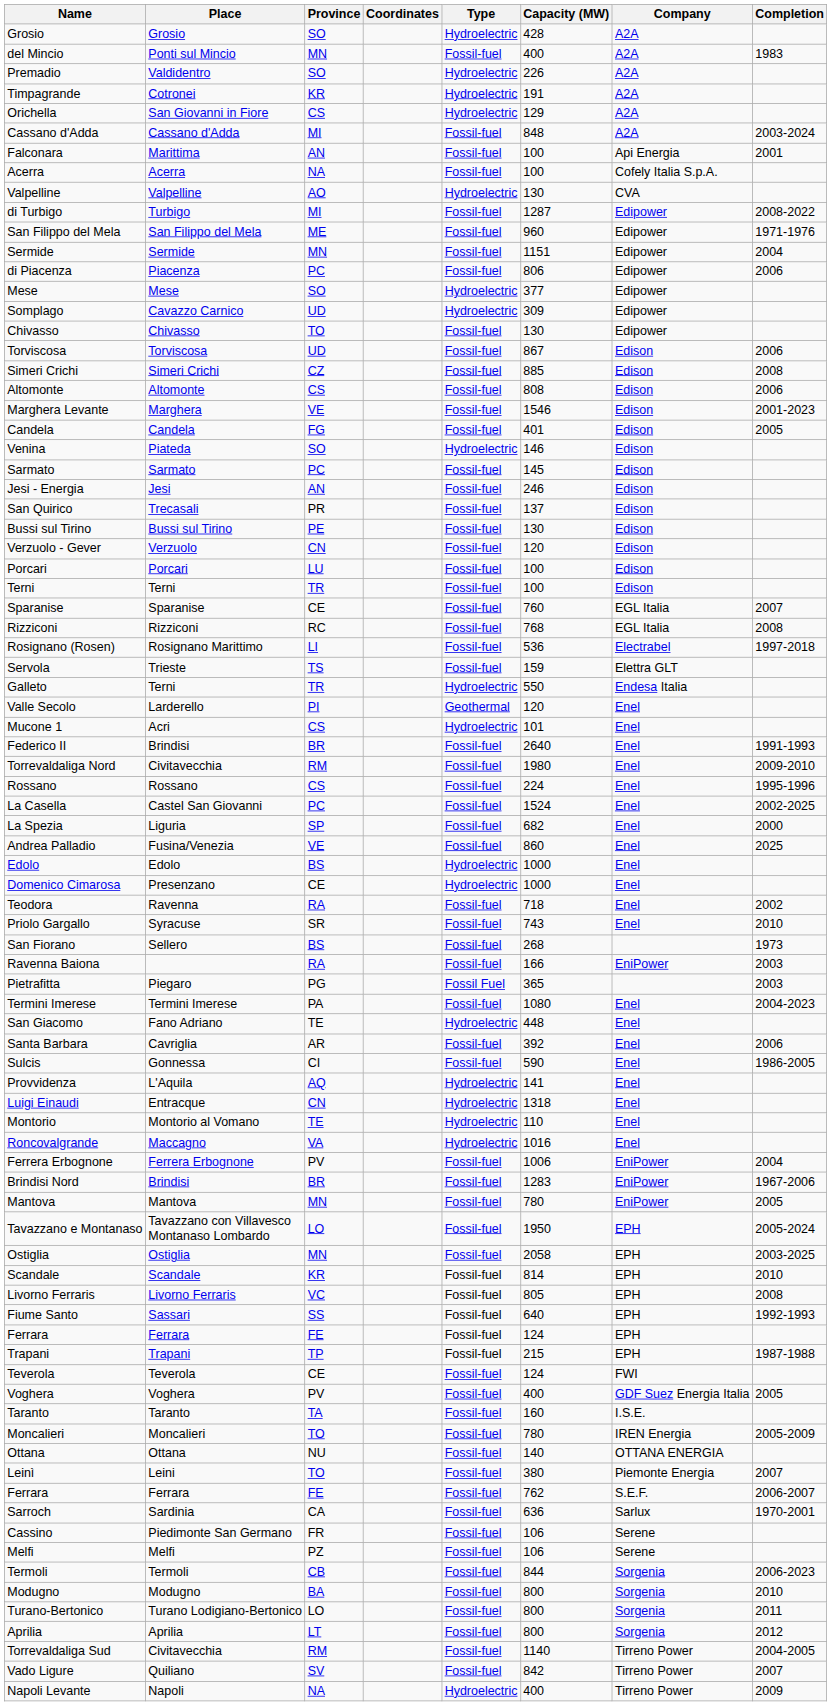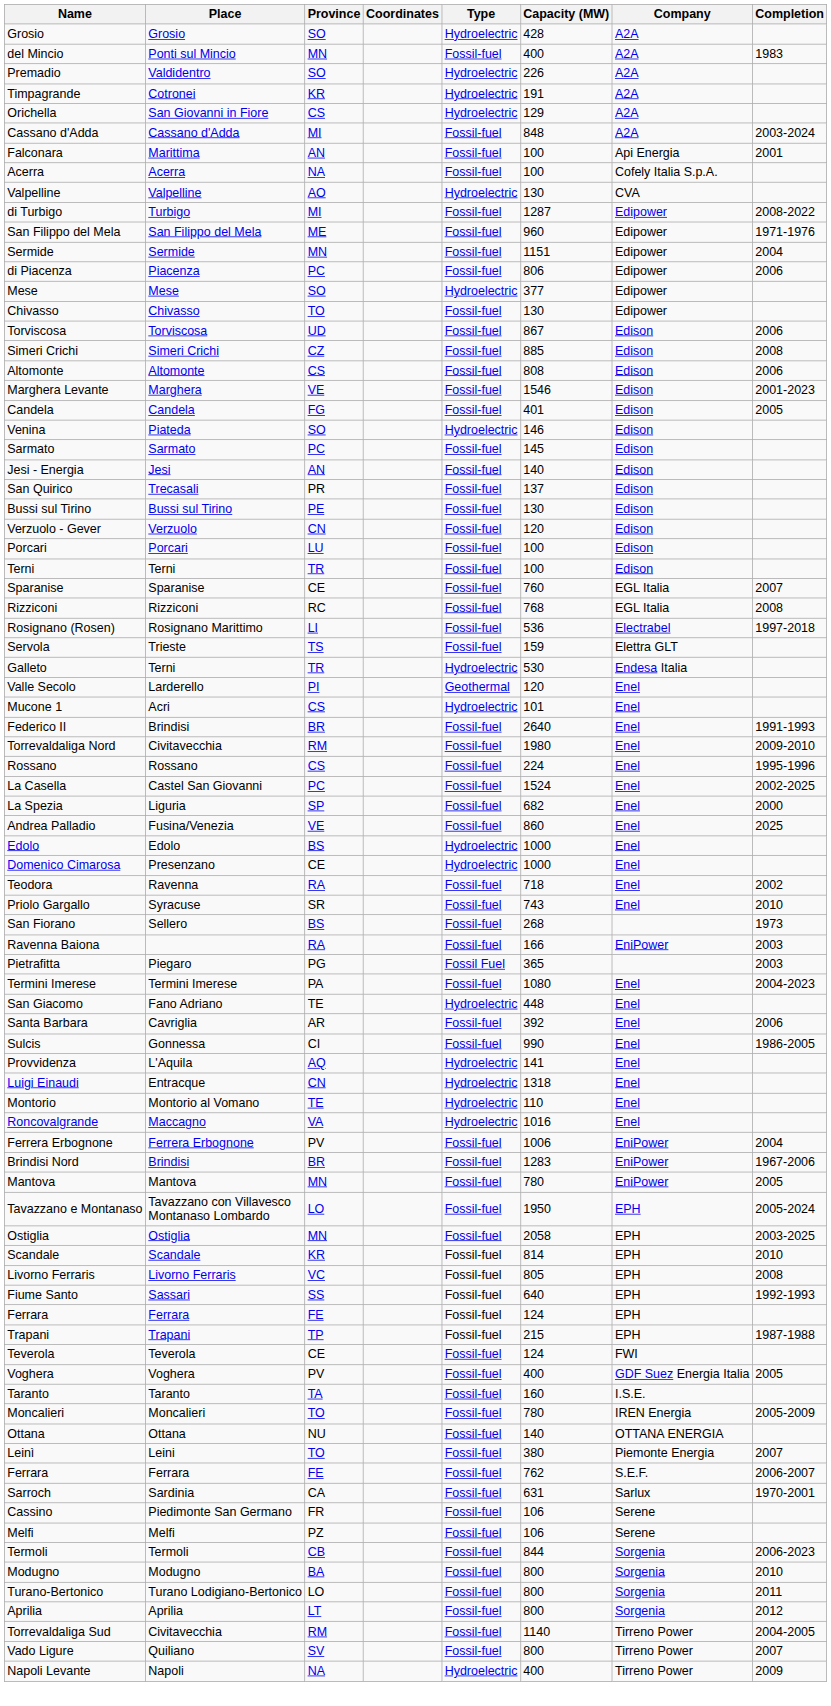- row: (35, 311)
(534, 489) 246 -> (534, 469) 140
(534, 687) 550 -> (534, 667) 530
(534, 1063) 590 -> (534, 1043) 990
(534, 1512) 636 -> (534, 1493) 631
(534, 1671) 842 -> (534, 1651) 800
